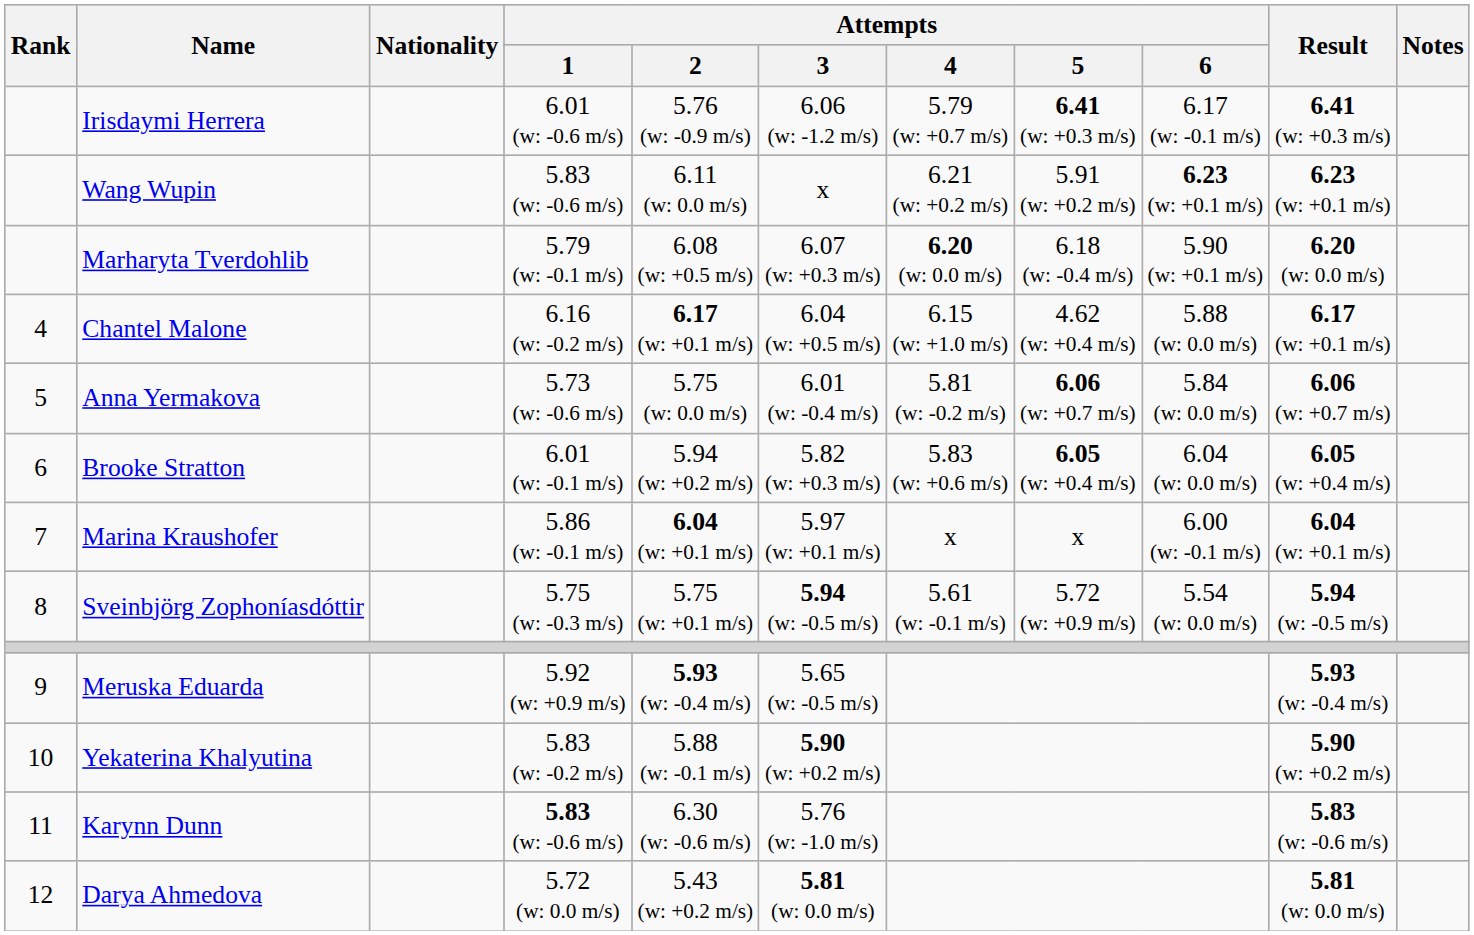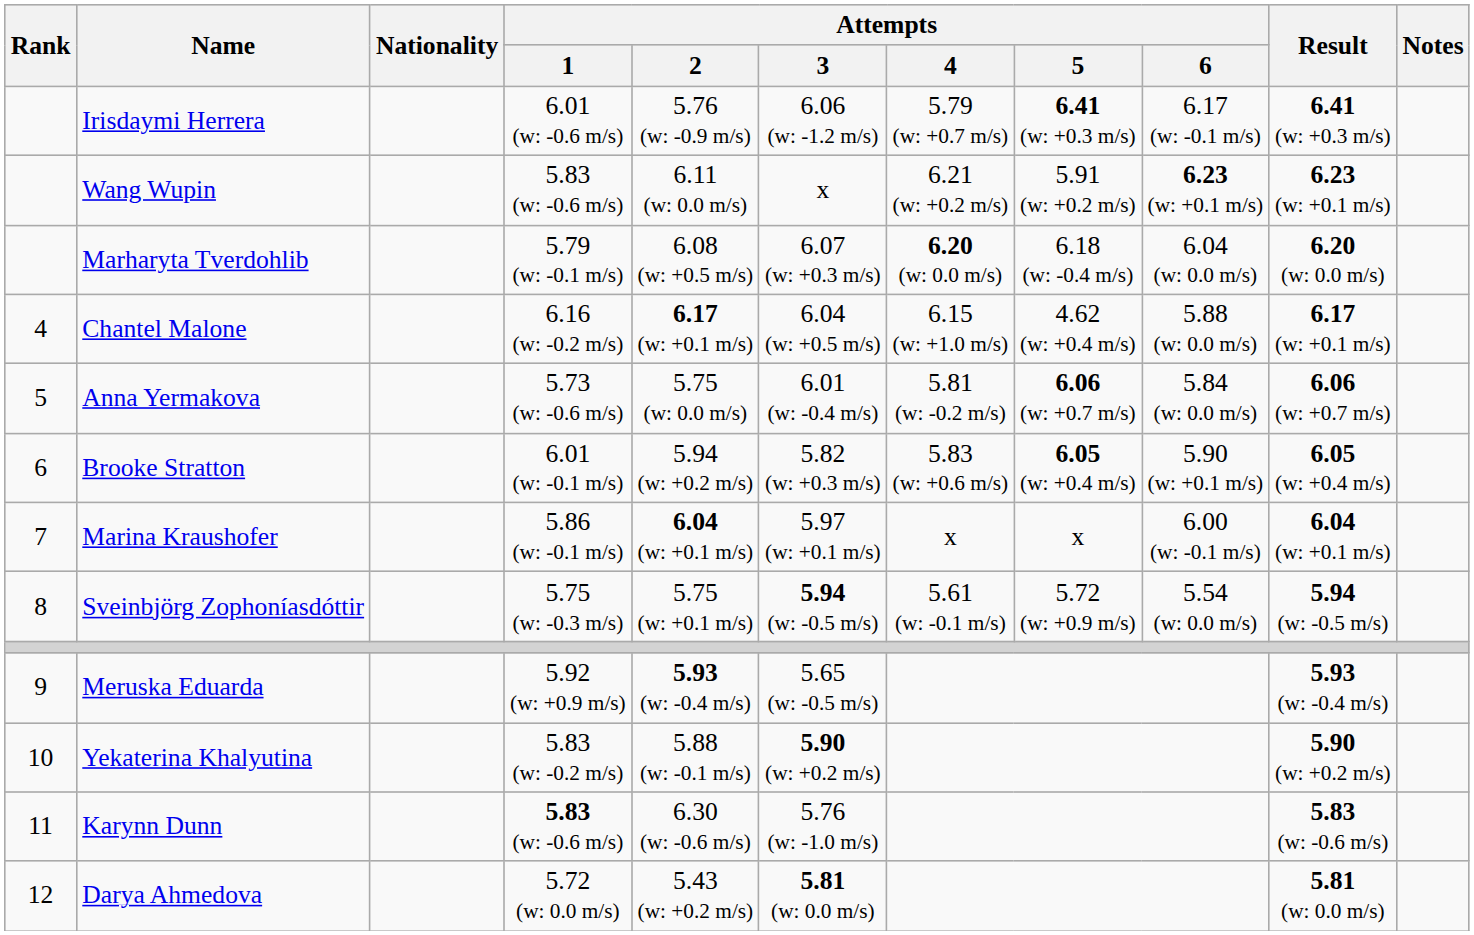(1205, 259) 5.90 (w: +0.1 m/s) -> (1205, 259) 6.04 (w: 0.0 m/s)
(1205, 467) 6.04 (w: 0.0 m/s) -> (1205, 467) 5.90 (w: +0.1 m/s)
